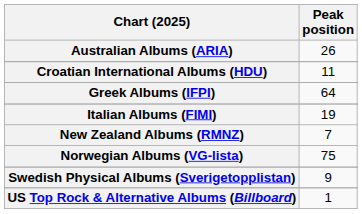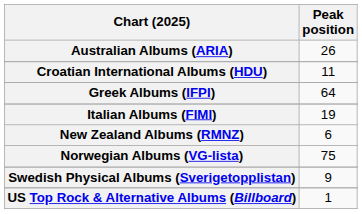(328, 135) 7 -> (328, 135) 6
